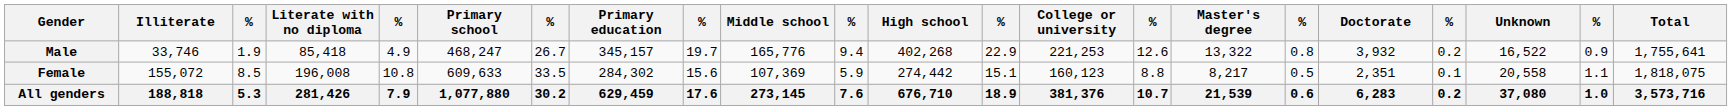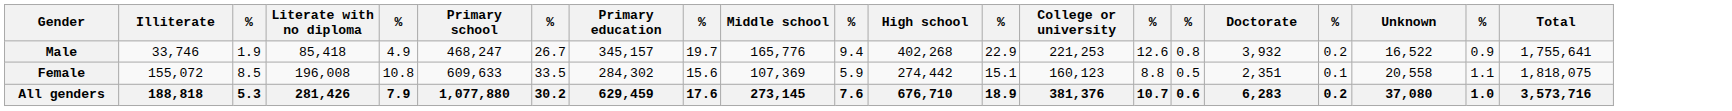- column: (1229, 23)
